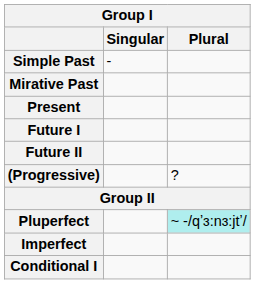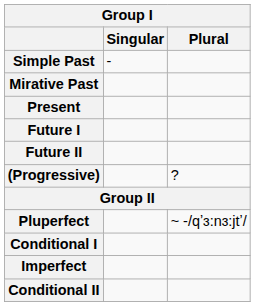(209, 221) paleturquoise background -> (209, 221) no background
rows swapped: (54, 244) <-> (54, 267)
+ row: (54, 289)
